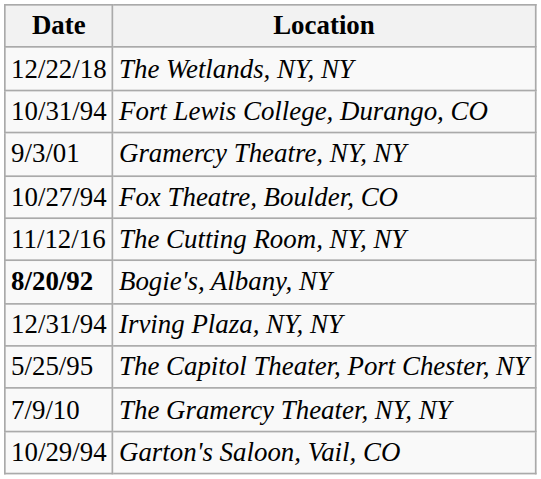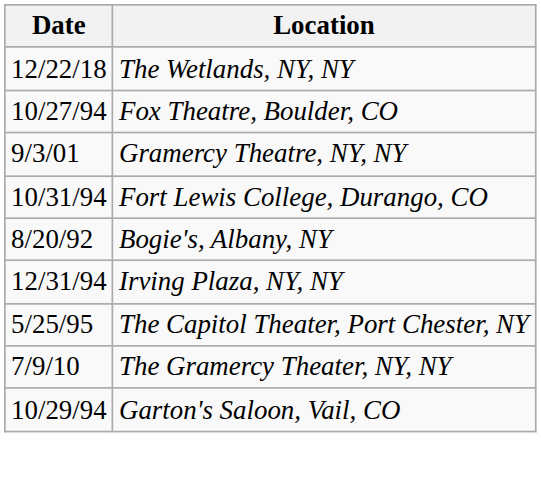rows swapped: (258, 196) <-> (303, 111)
- row: (263, 238)
(52, 281) bold -> (52, 238) normal
